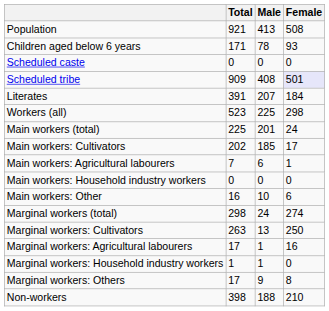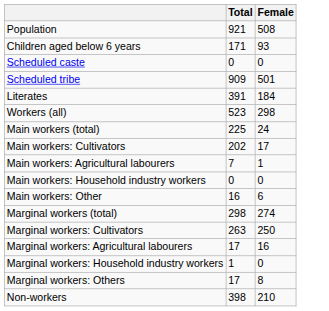- column: (269, 12)
(295, 79) lavender background -> (266, 79) no background
